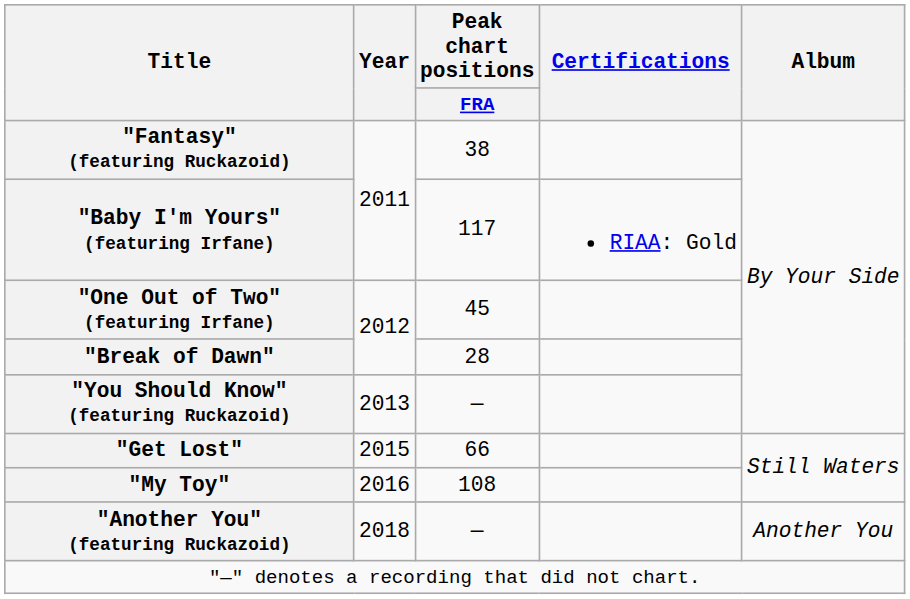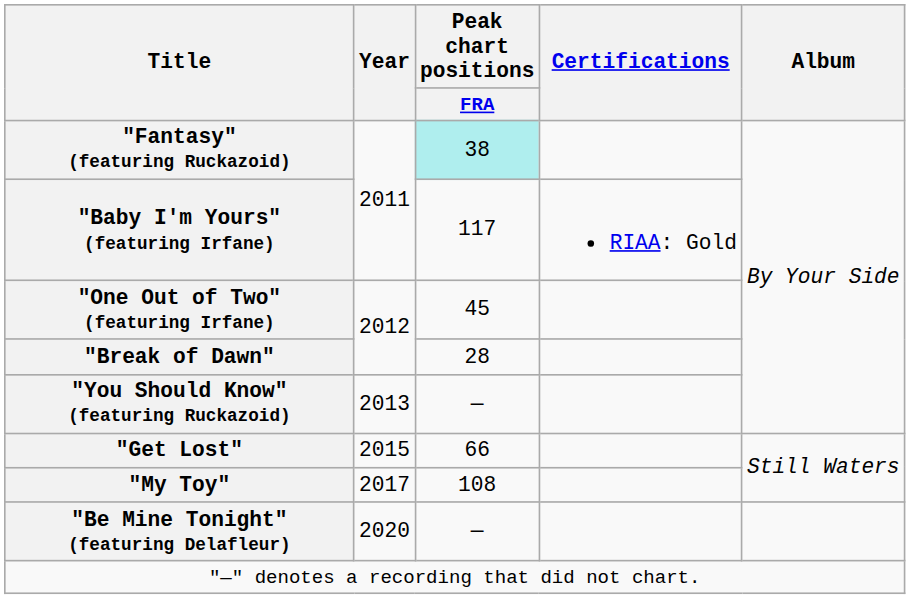(477, 150) no background -> (477, 150) paleturquoise background
(384, 485) 2016 -> (384, 485) 2017
- row: (179, 531)
+ row: (179, 531)
